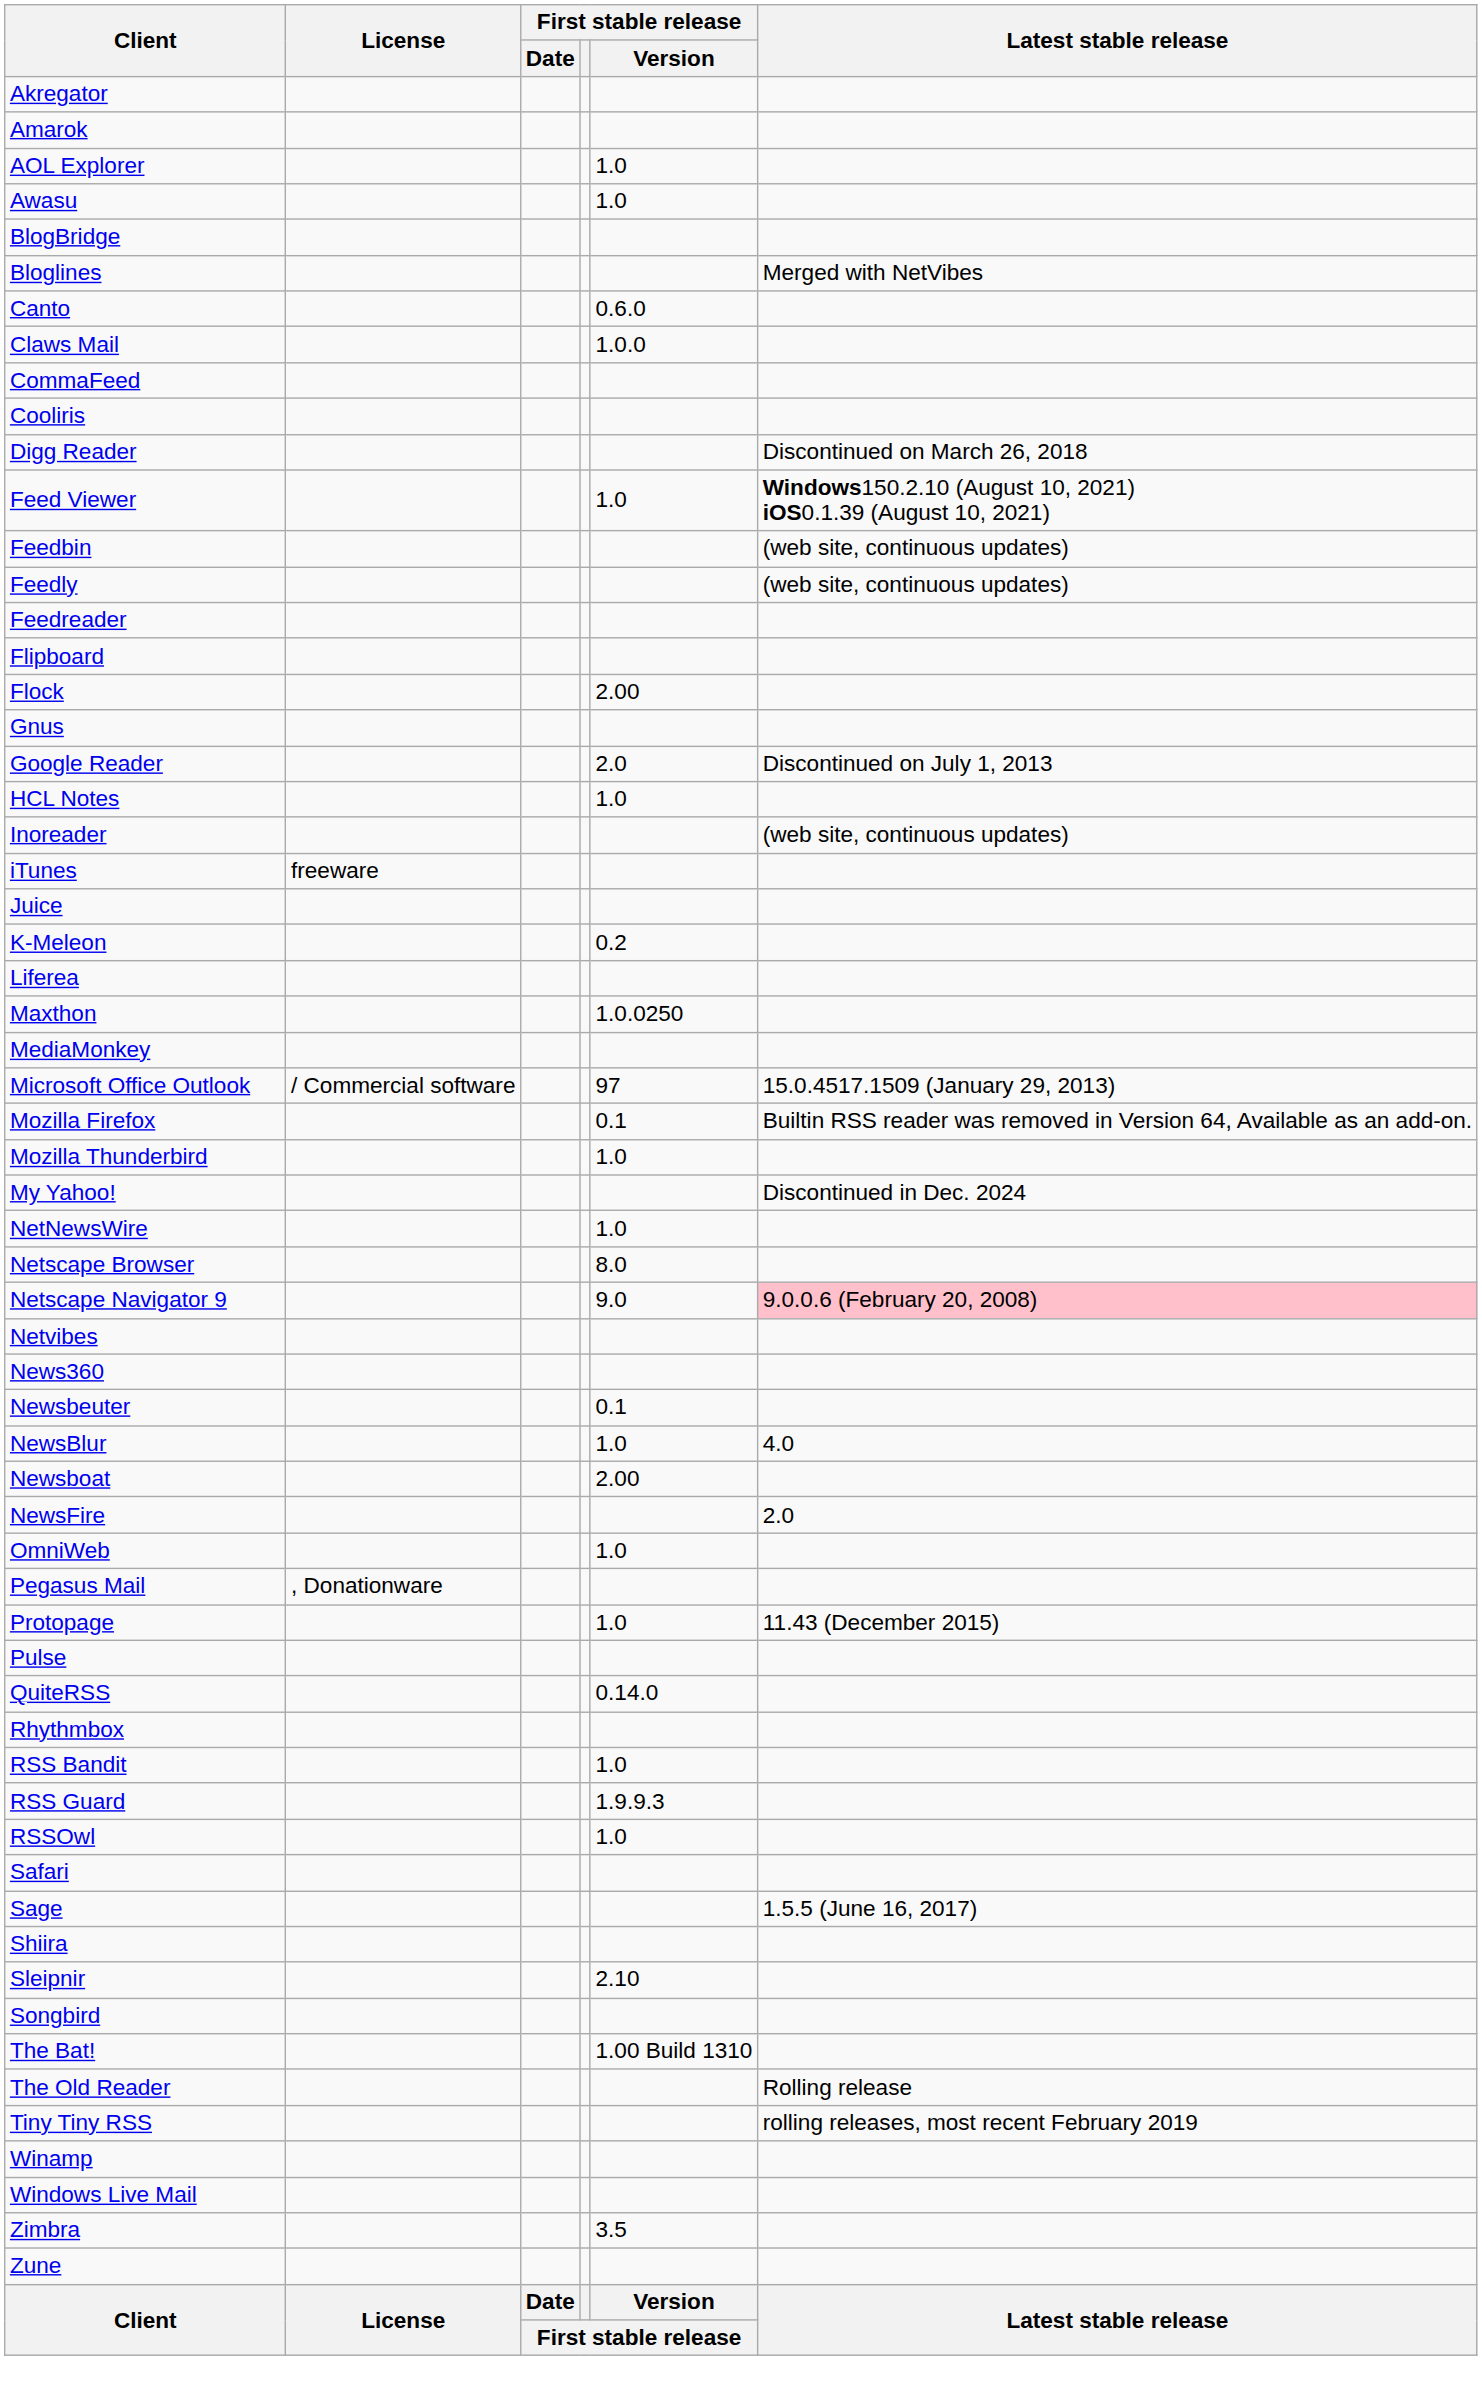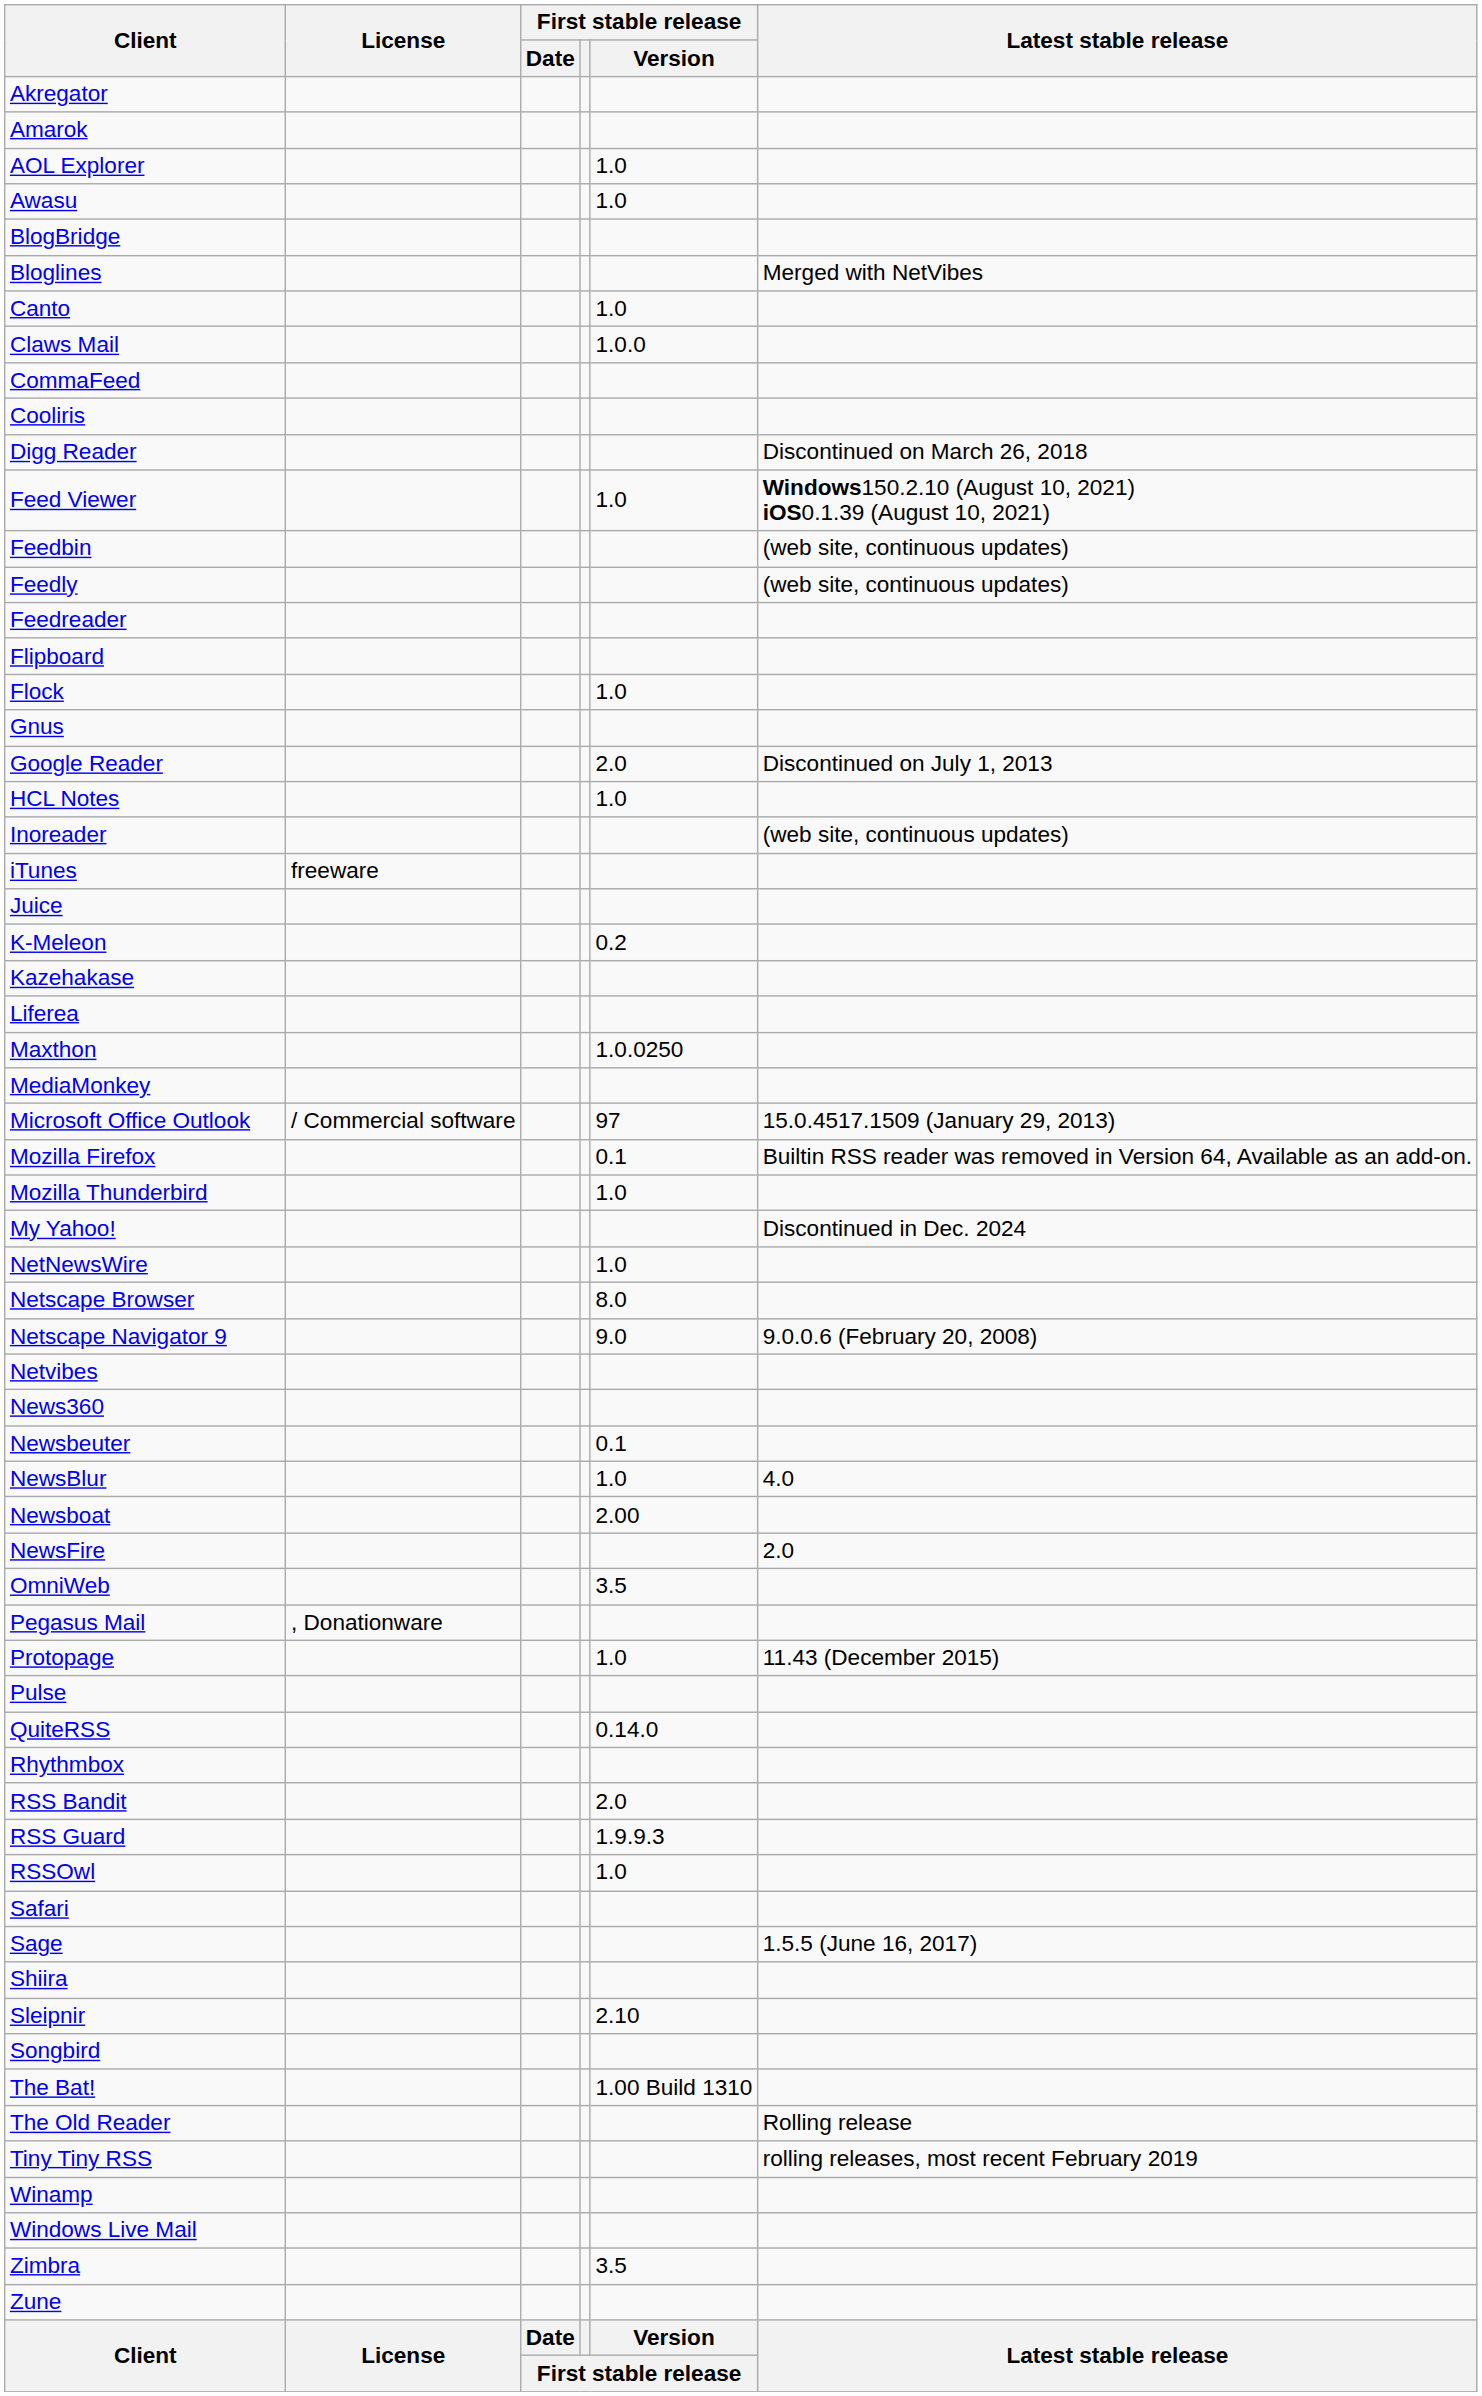(621, 308) 0.6.0 -> (611, 308) 1.0
(617, 691) 2.00 -> (611, 691) 1.0
+ row: (72, 978)
(900, 1300) pink background -> (900, 1335) no background
(611, 1550) 1.0 -> (611, 1586) 3.5
(611, 1765) 1.0 -> (611, 1800) 2.0
